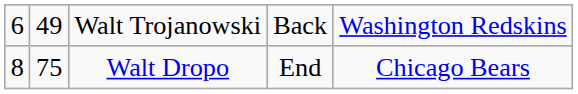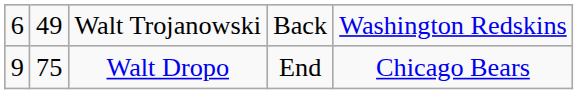(17, 66) 8 -> (17, 66) 9
